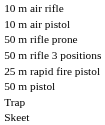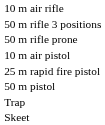rows swapped: (53, 55) <-> (37, 24)
